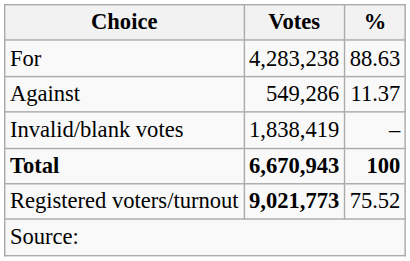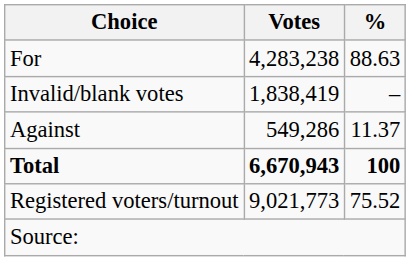rows swapped: (45, 93) <-> (97, 129)
(294, 201) bold -> (294, 201) normal
